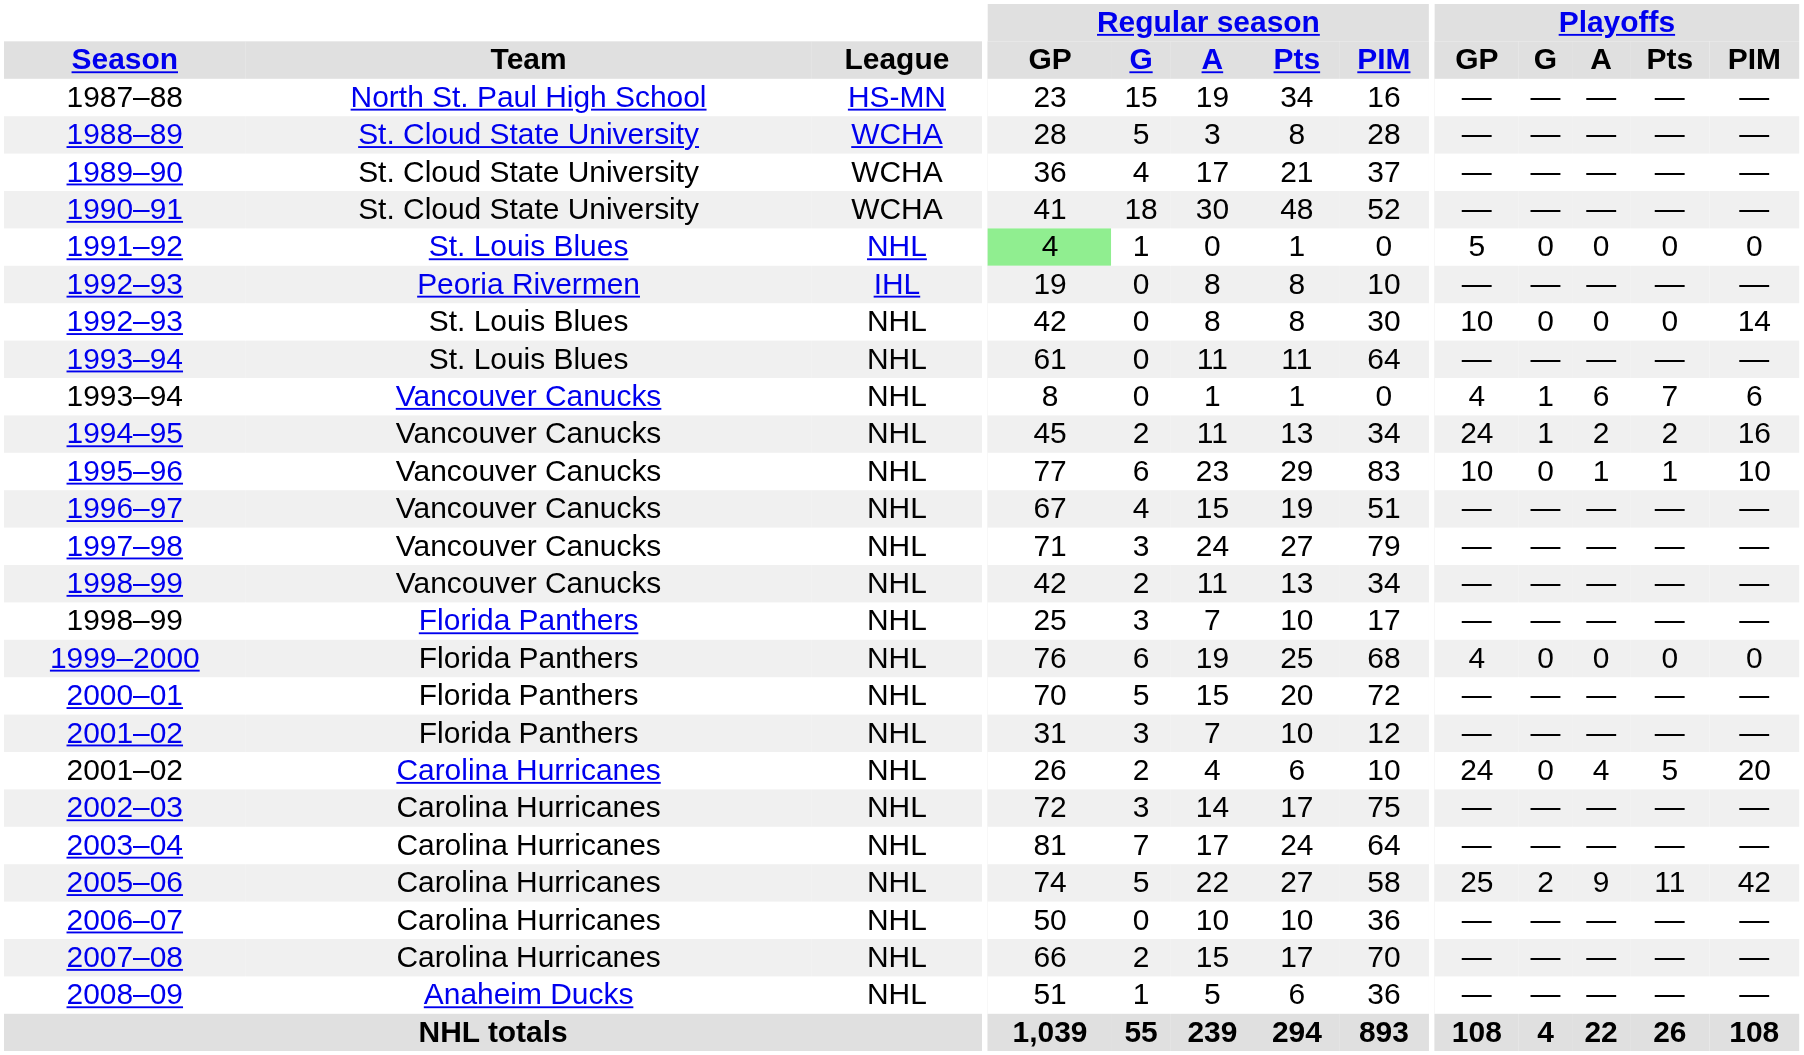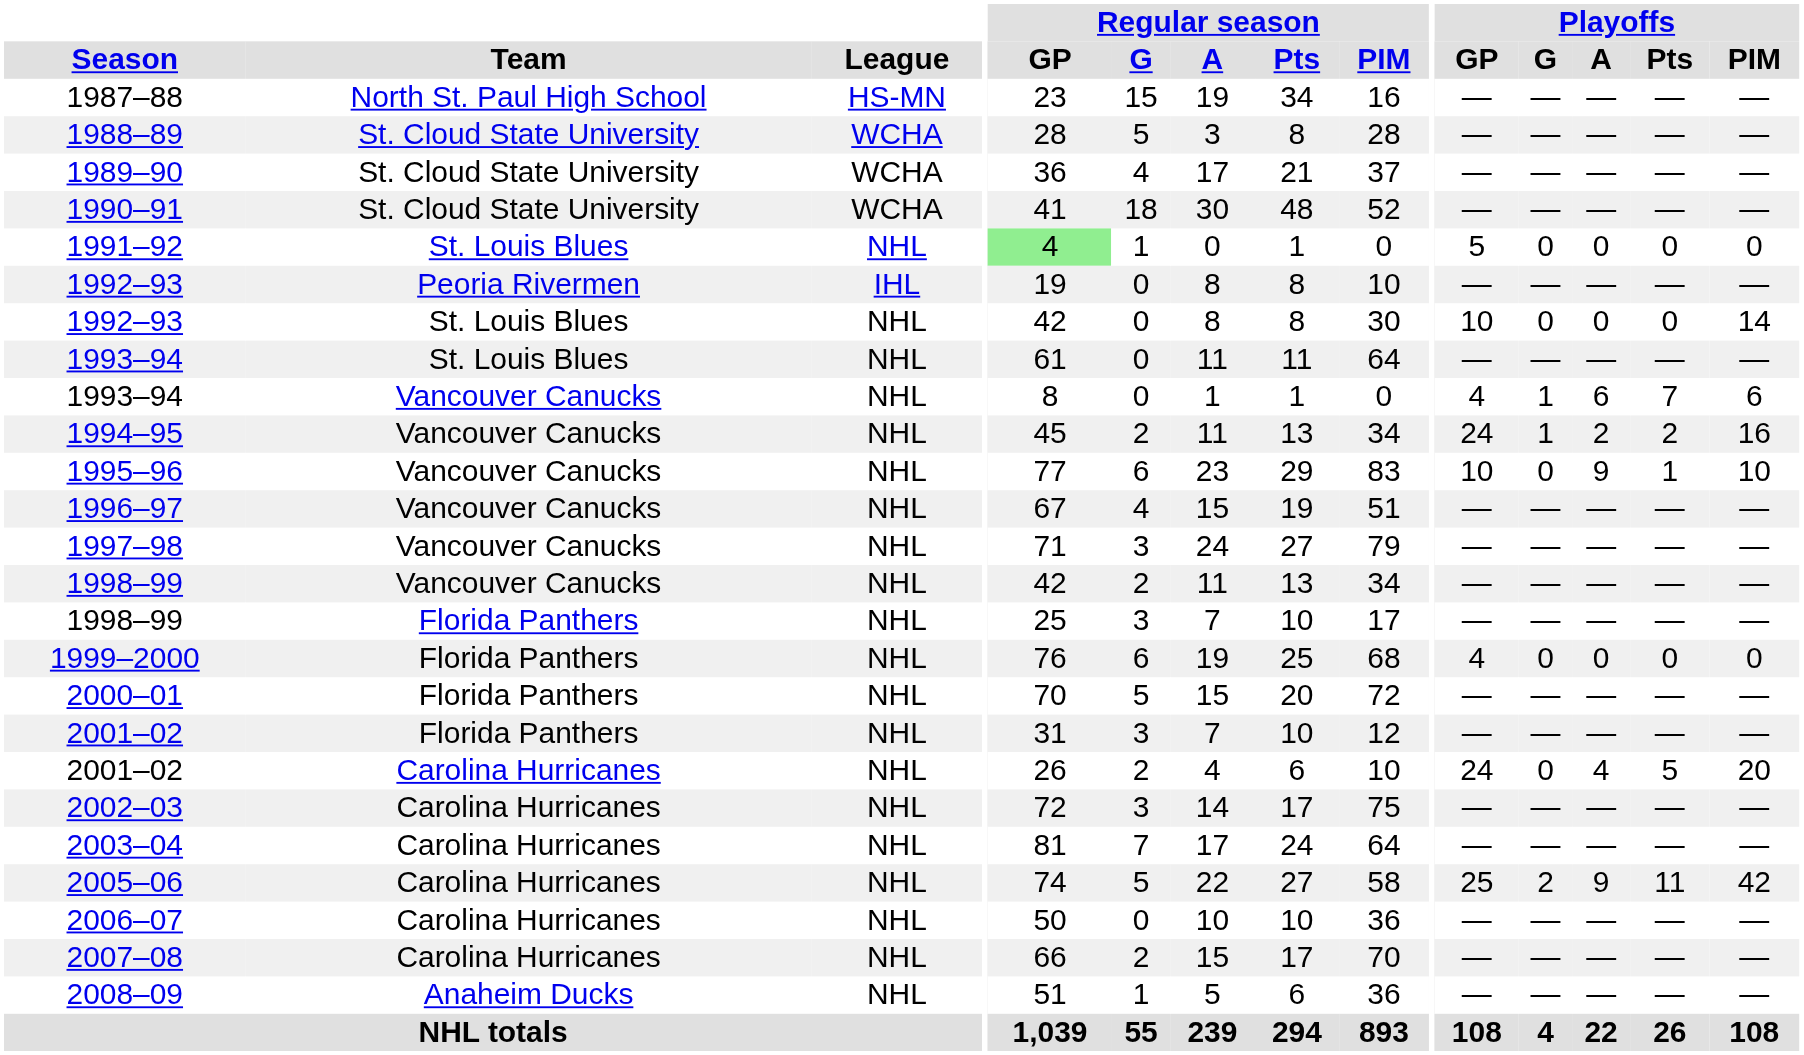(1601, 471) 1 -> (1601, 471) 9
